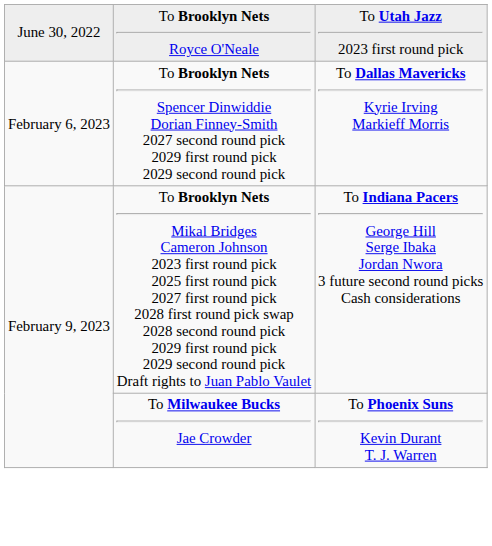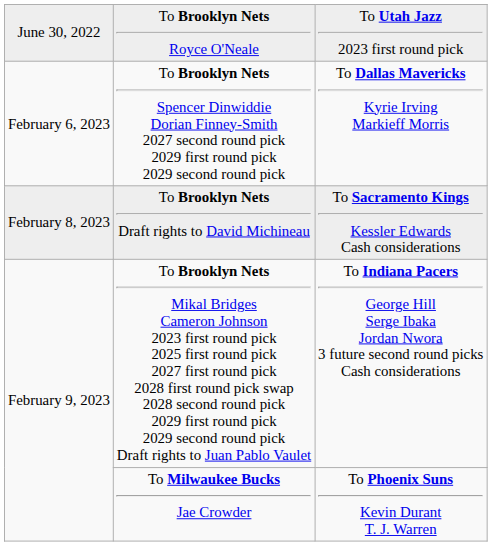+ row: (214, 214)
